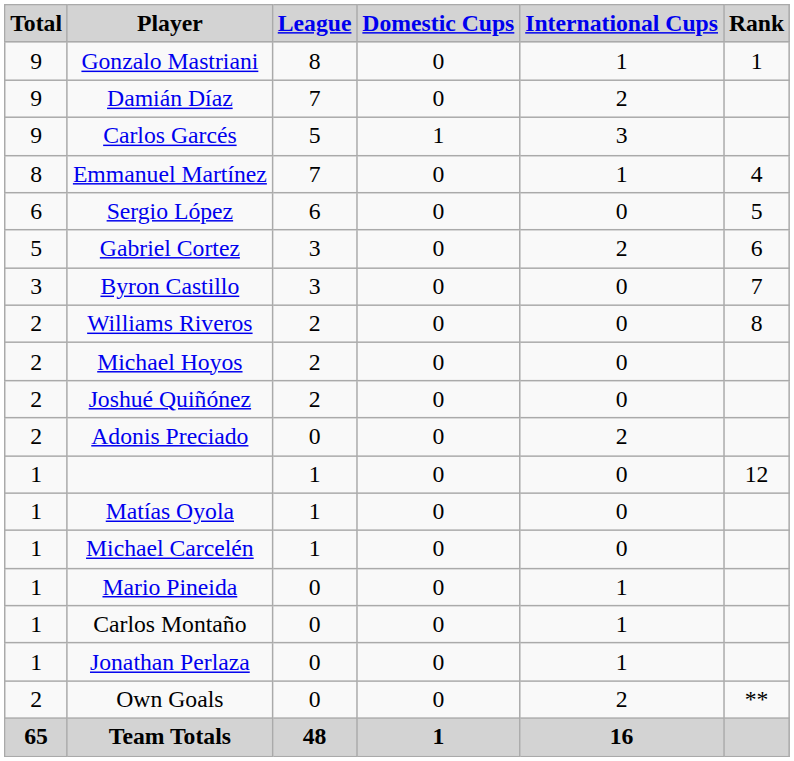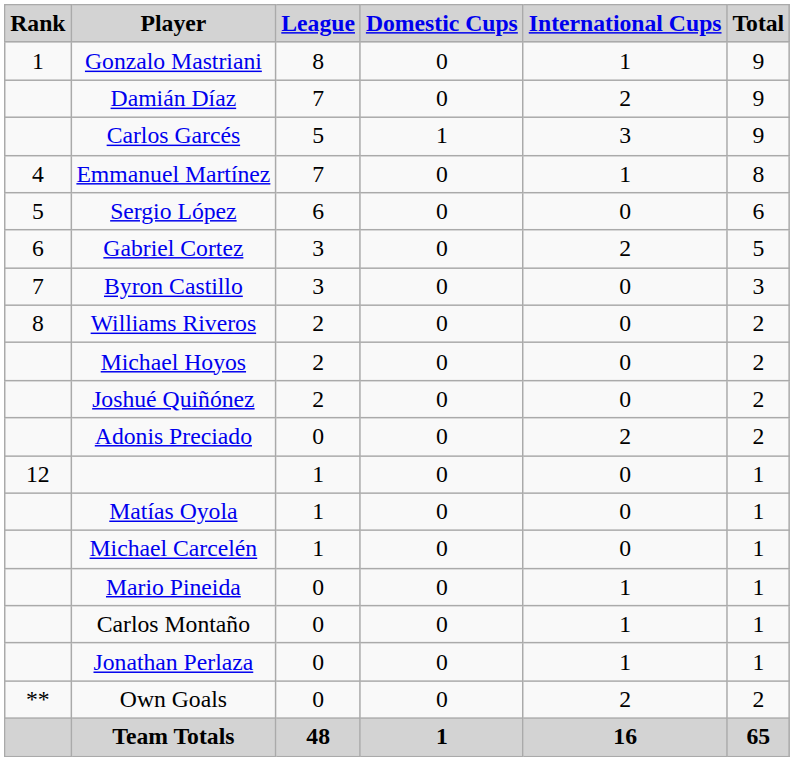columns swapped: (757, 23) <-> (36, 23)
